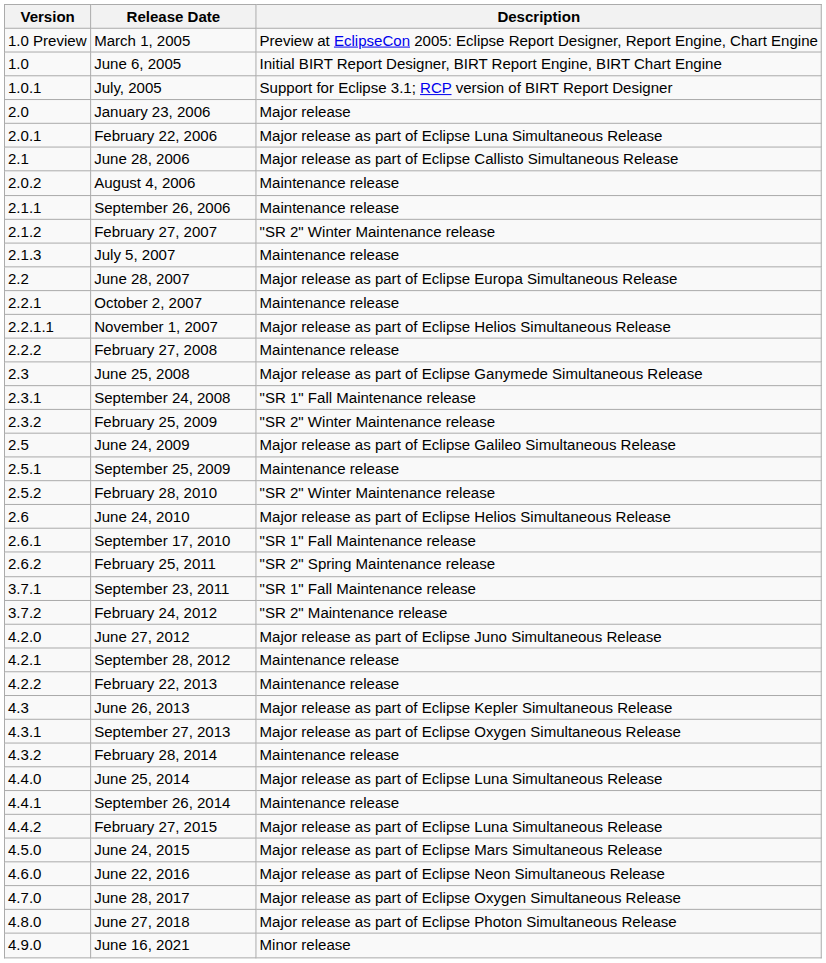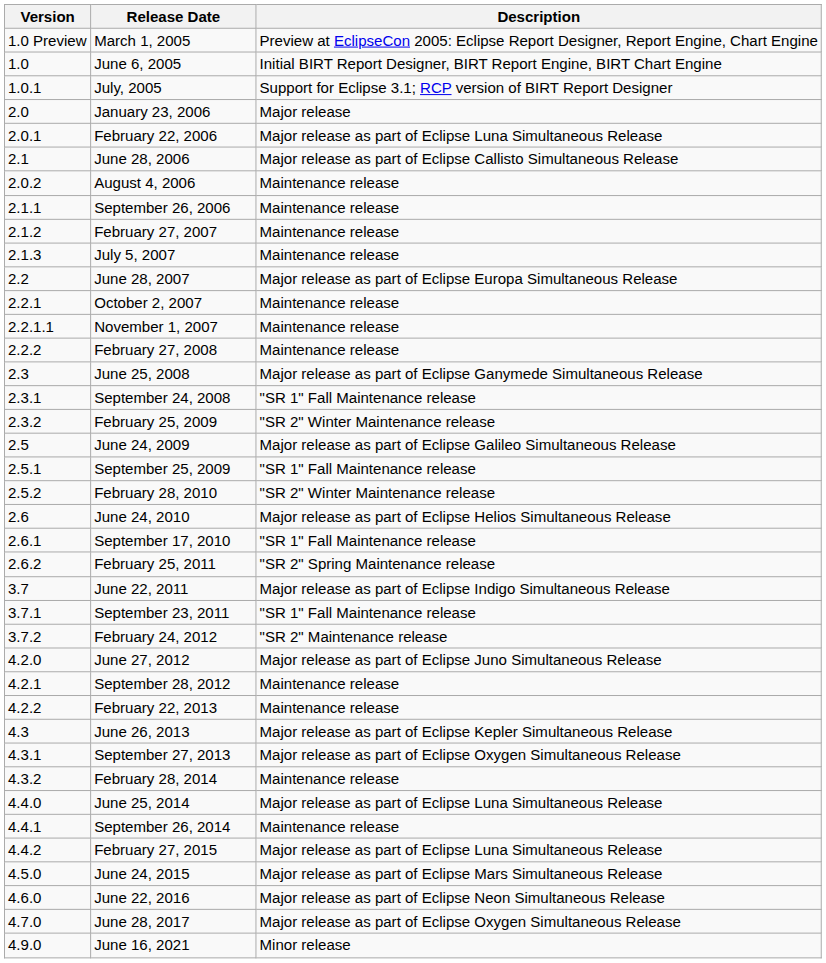(377, 231) "SR 2" Winter Maintenance release -> (329, 231) Maintenance release
(465, 326) Major release as part of Eclipse Helios Simultaneous Release -> (329, 326) Maintenance release
(329, 469) Maintenance release -> (368, 469) "SR 1" Fall Maintenance release
+ row: (141, 588)
- row: (142, 922)
